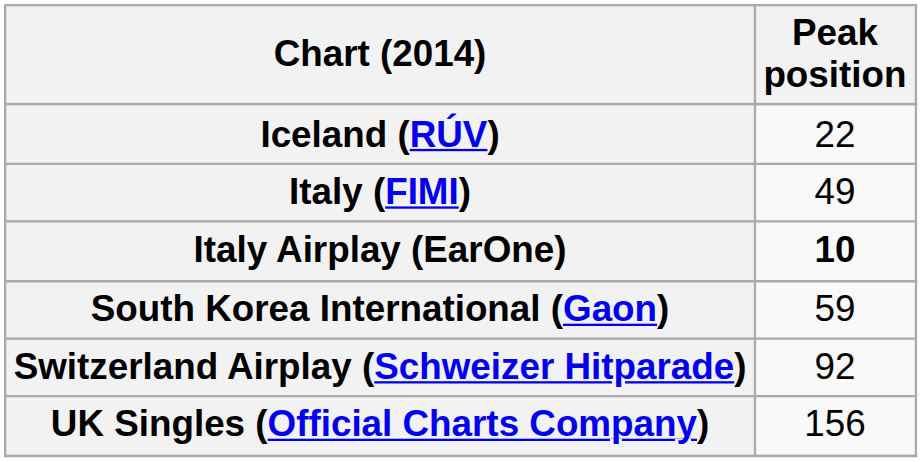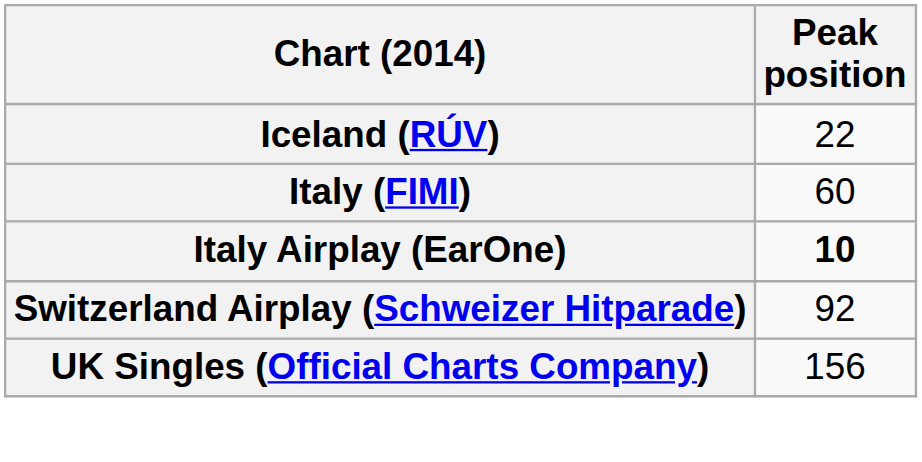(835, 191) 49 -> (835, 191) 60
- row: (380, 308)
